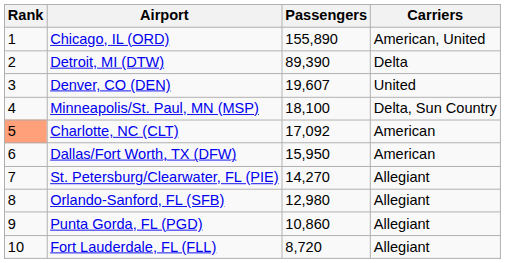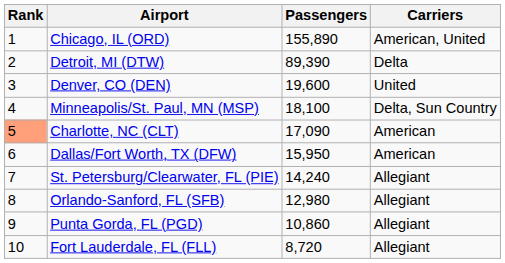(308, 85) 19,607 -> (308, 85) 19,600
(308, 131) 17,092 -> (308, 131) 17,090
(308, 177) 14,270 -> (308, 177) 14,240
